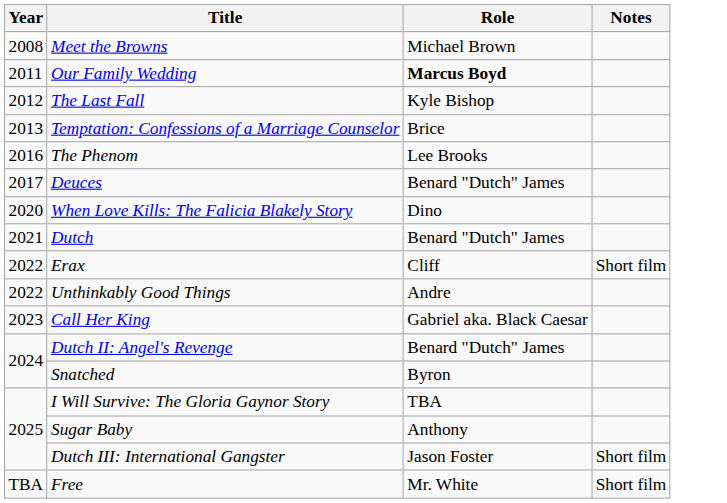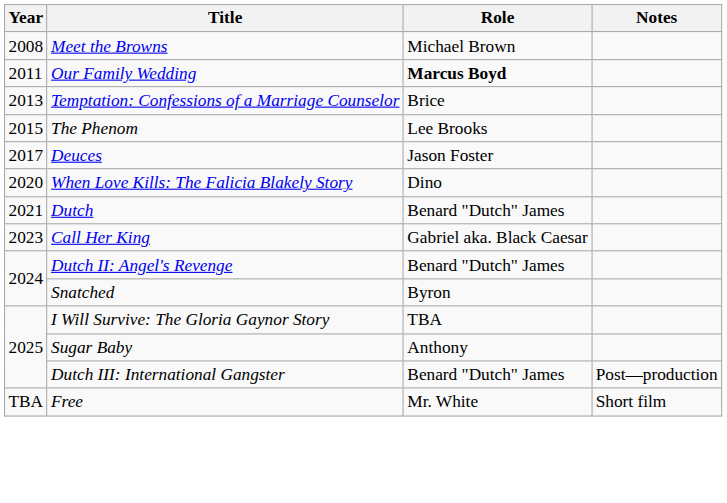- row: (98, 100)
(26, 155) 2016 -> (26, 127) 2015
(486, 182) Benard "Dutch" James -> (450, 155) Jason Foster
- row: (68, 264)
- row: (141, 292)
(450, 456) Jason Foster -> (486, 374) Benard "Dutch" James
(631, 456) Short film -> (657, 374) Post—production
